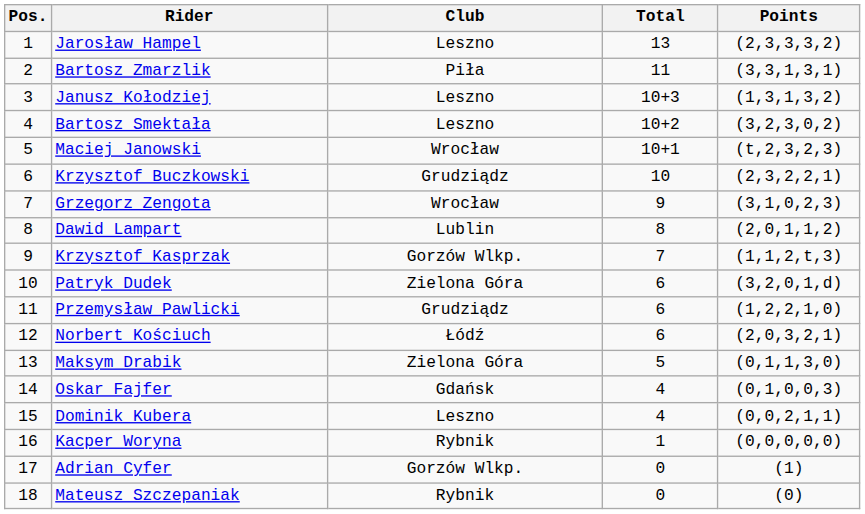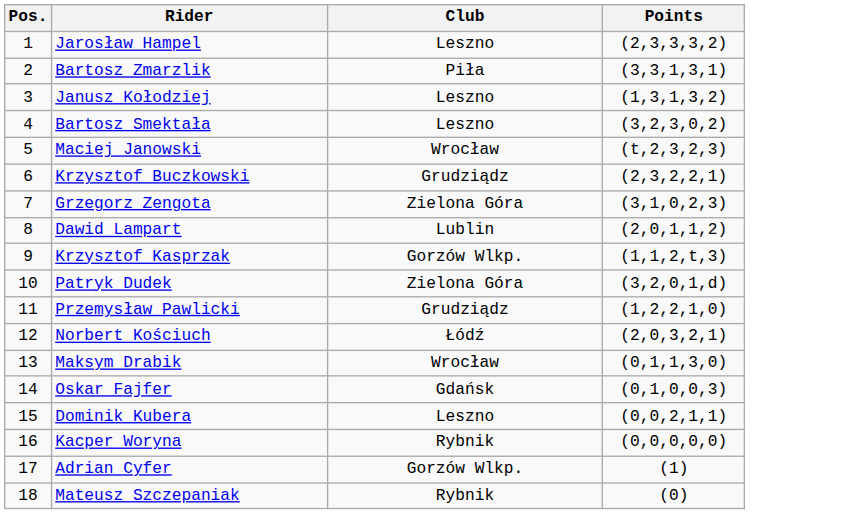- column: (660, 18)
(465, 204) Wrocław -> (465, 204) Zielona Góra
(465, 363) Zielona Góra -> (465, 363) Wrocław
